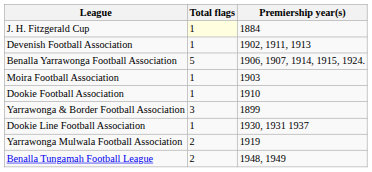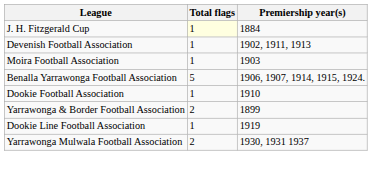rows swapped: (63, 77) <-> (92, 61)
(192, 110) 3 -> (192, 110) 2
(274, 126) 1930, 1931 1937 -> (250, 126) 1919
(250, 142) 1919 -> (274, 142) 1930, 1931 1937
- row: (80, 158)
